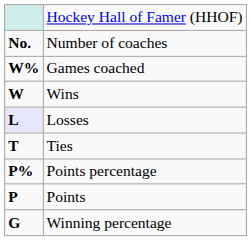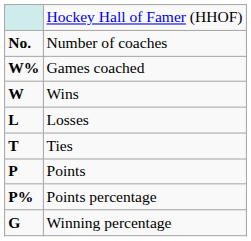(13, 120) lavender background -> (13, 120) no background
rows swapped: (66, 197) <-> (102, 171)
